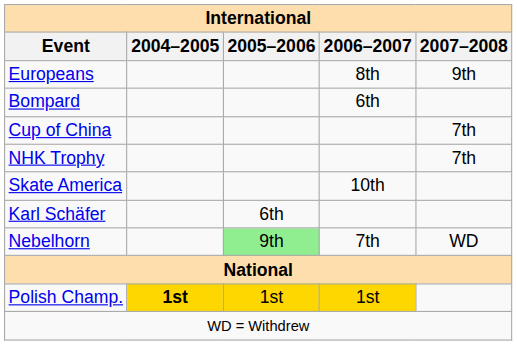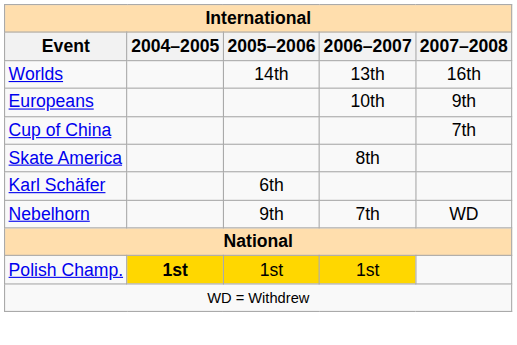+ row: (36, 74)
(368, 74) 8th -> (368, 102) 10th
- row: (44, 102)
- row: (57, 158)
(368, 185) 10th -> (368, 158) 8th
(271, 241) lightgreen background -> (271, 213) no background
